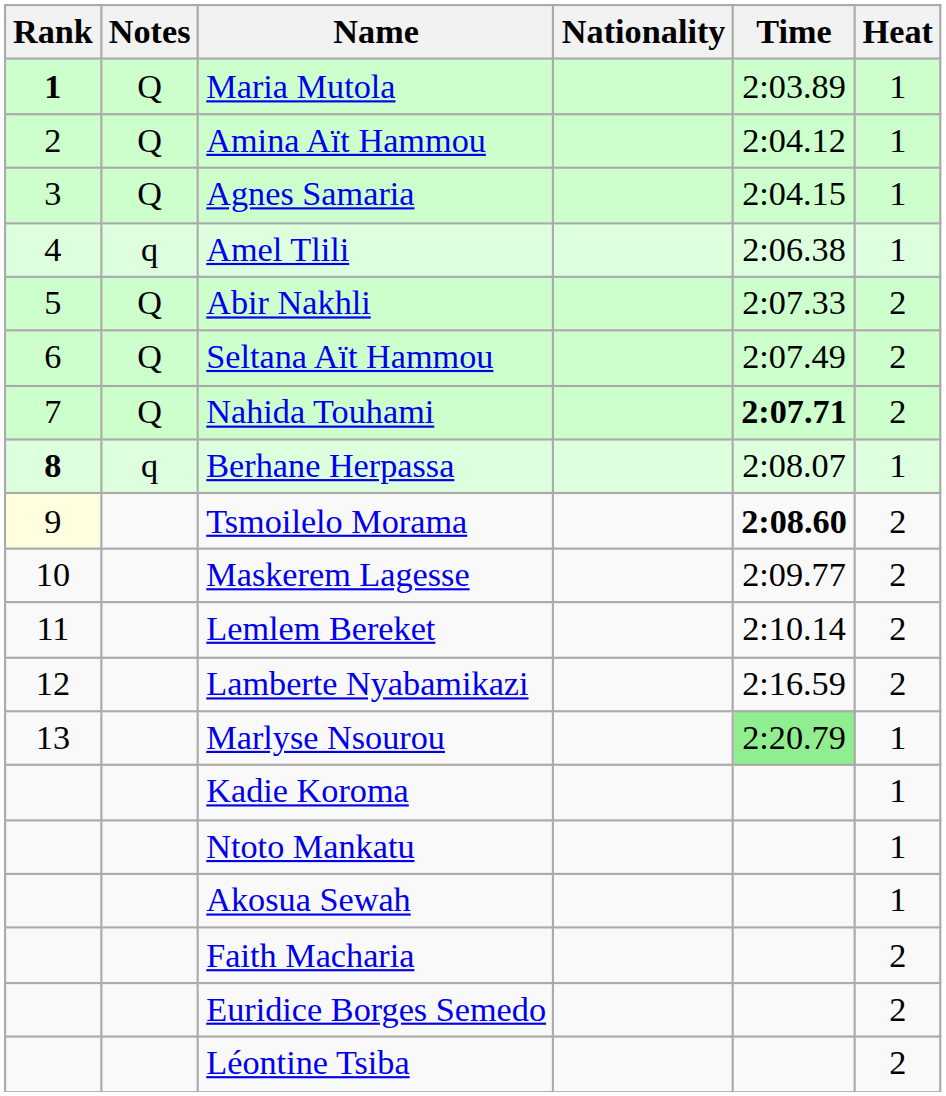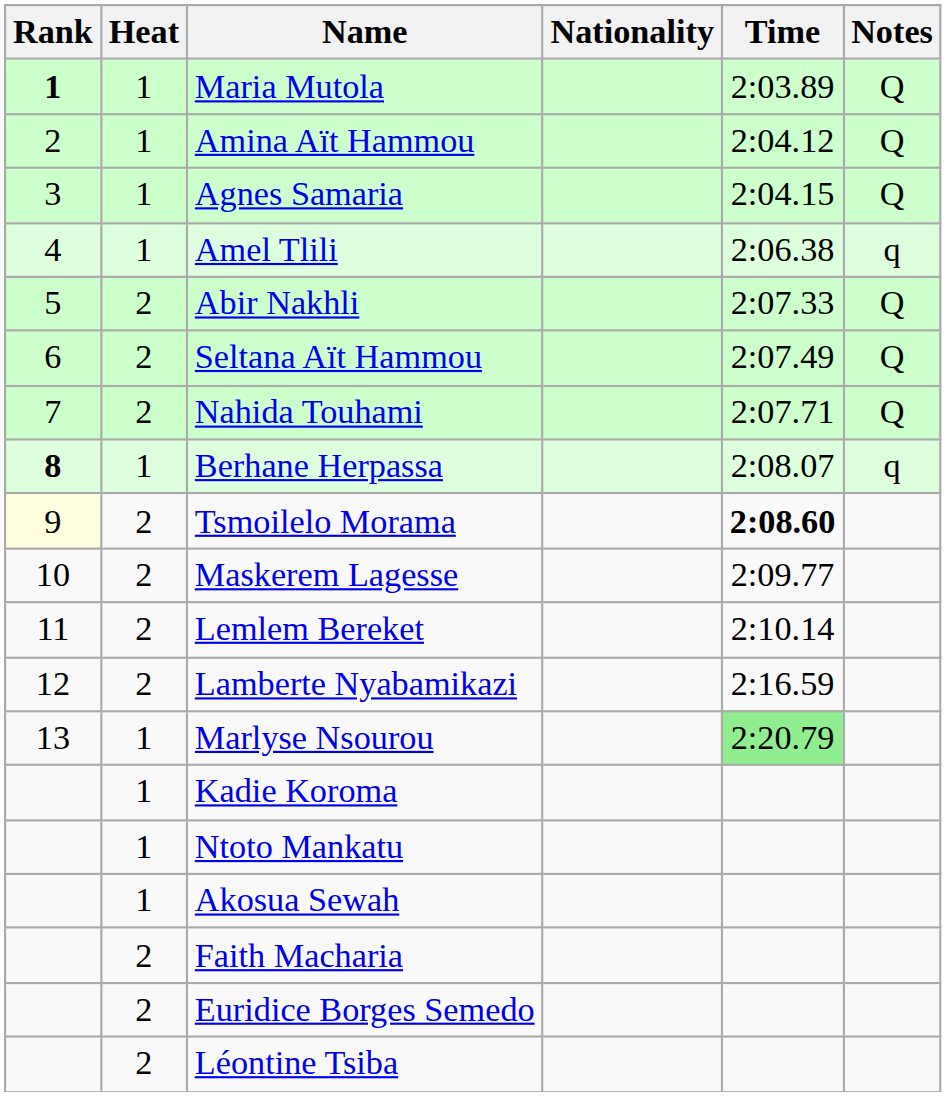columns swapped: (898, 31) <-> (150, 31)
(794, 411) bold -> (783, 411) normal
